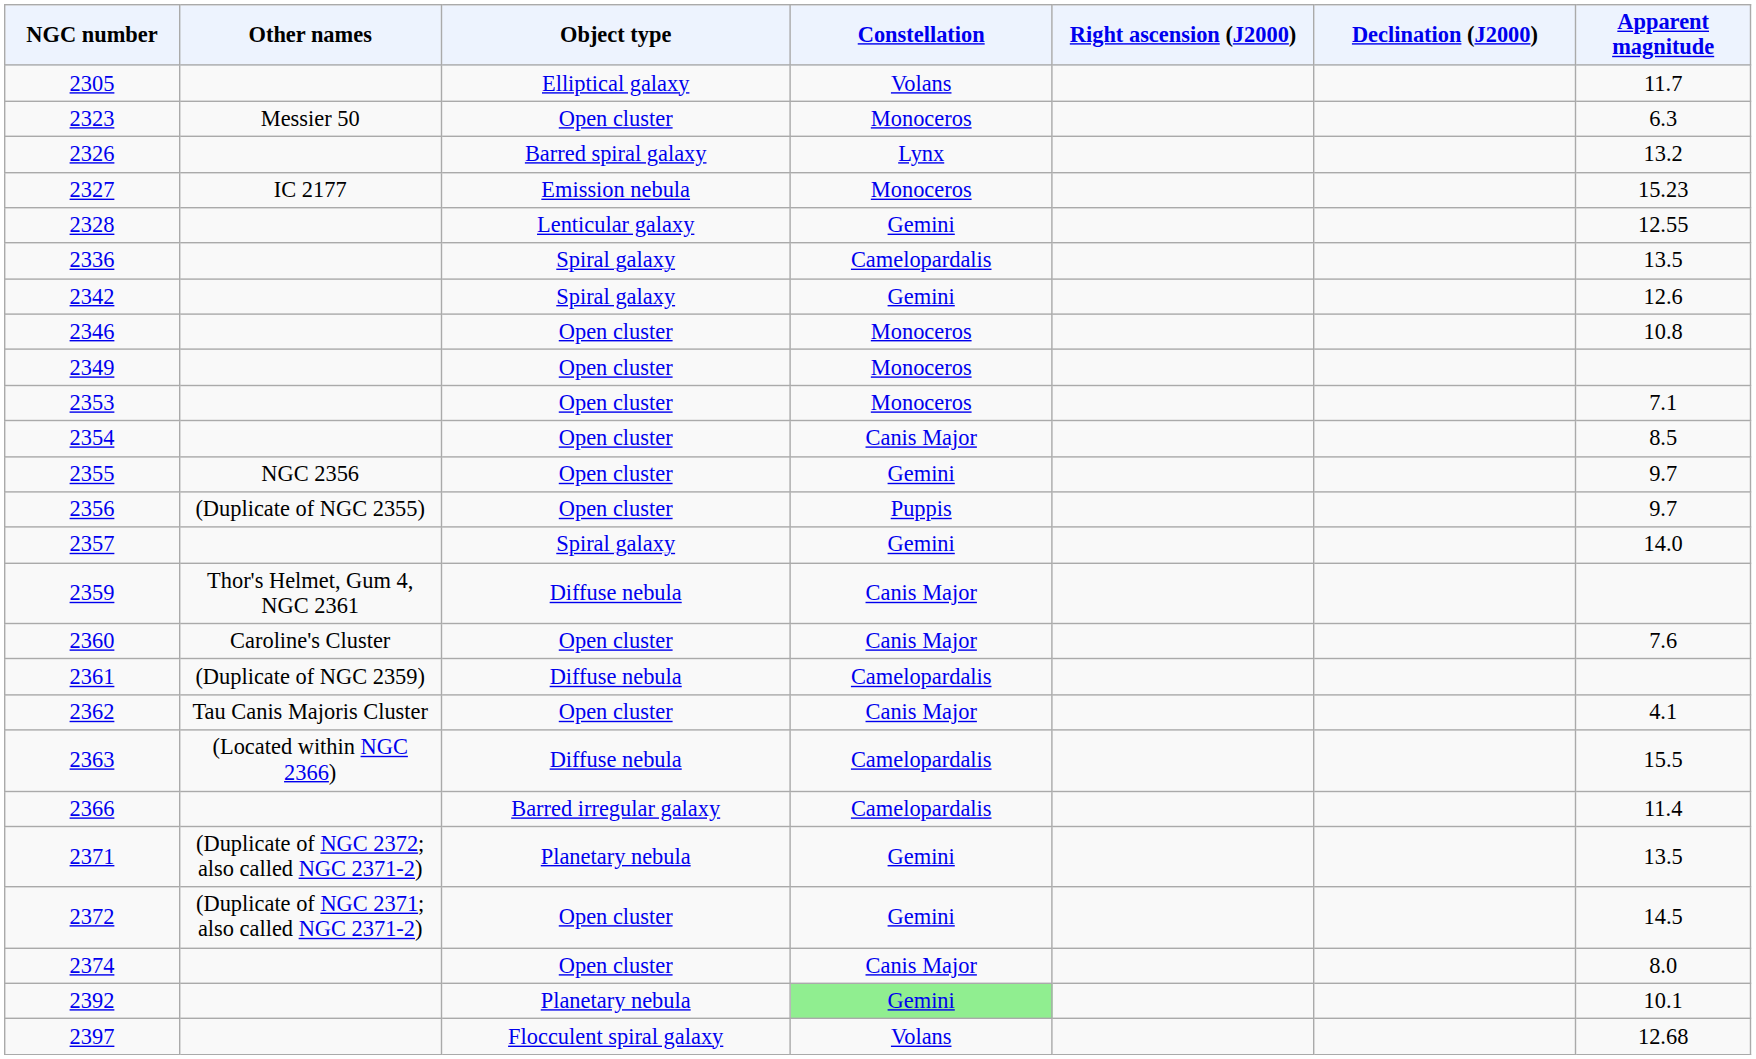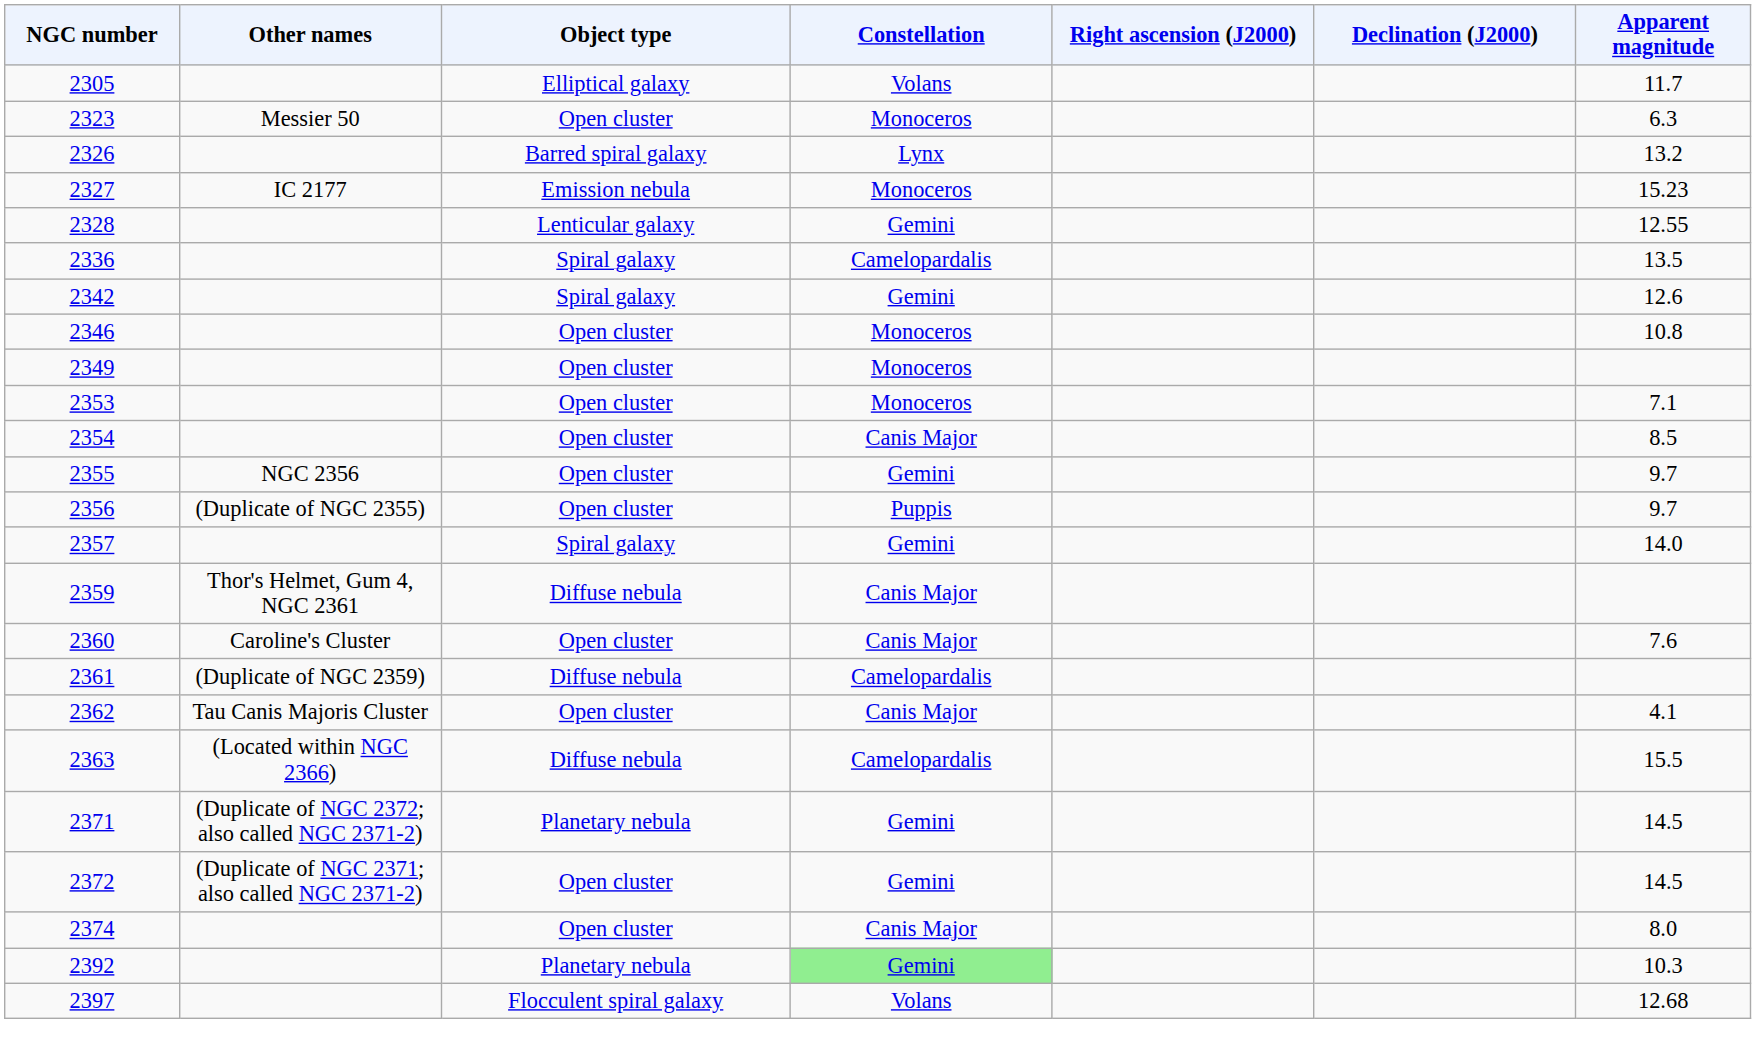- row: (92, 808)
(1663, 856) 13.5 -> (1663, 820) 14.5
(1663, 1000) 10.1 -> (1663, 965) 10.3
